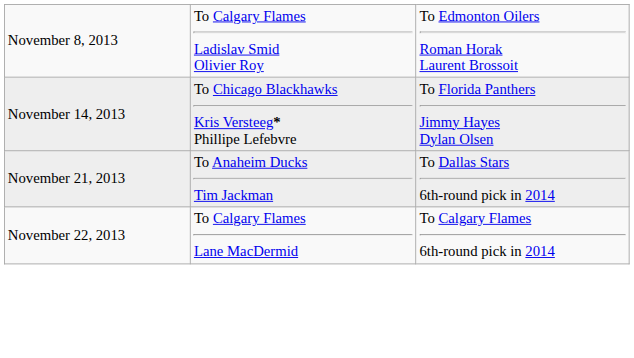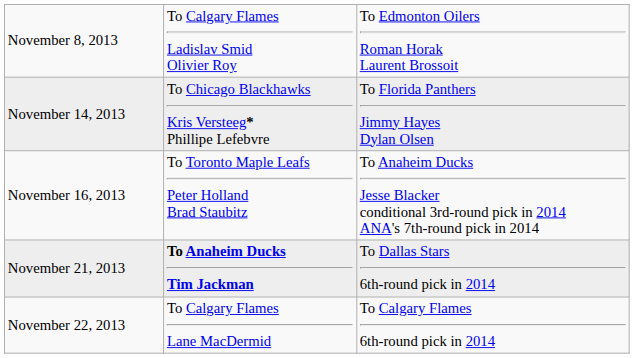+ row: (67, 195)
(303, 178) normal -> (260, 268) bold
